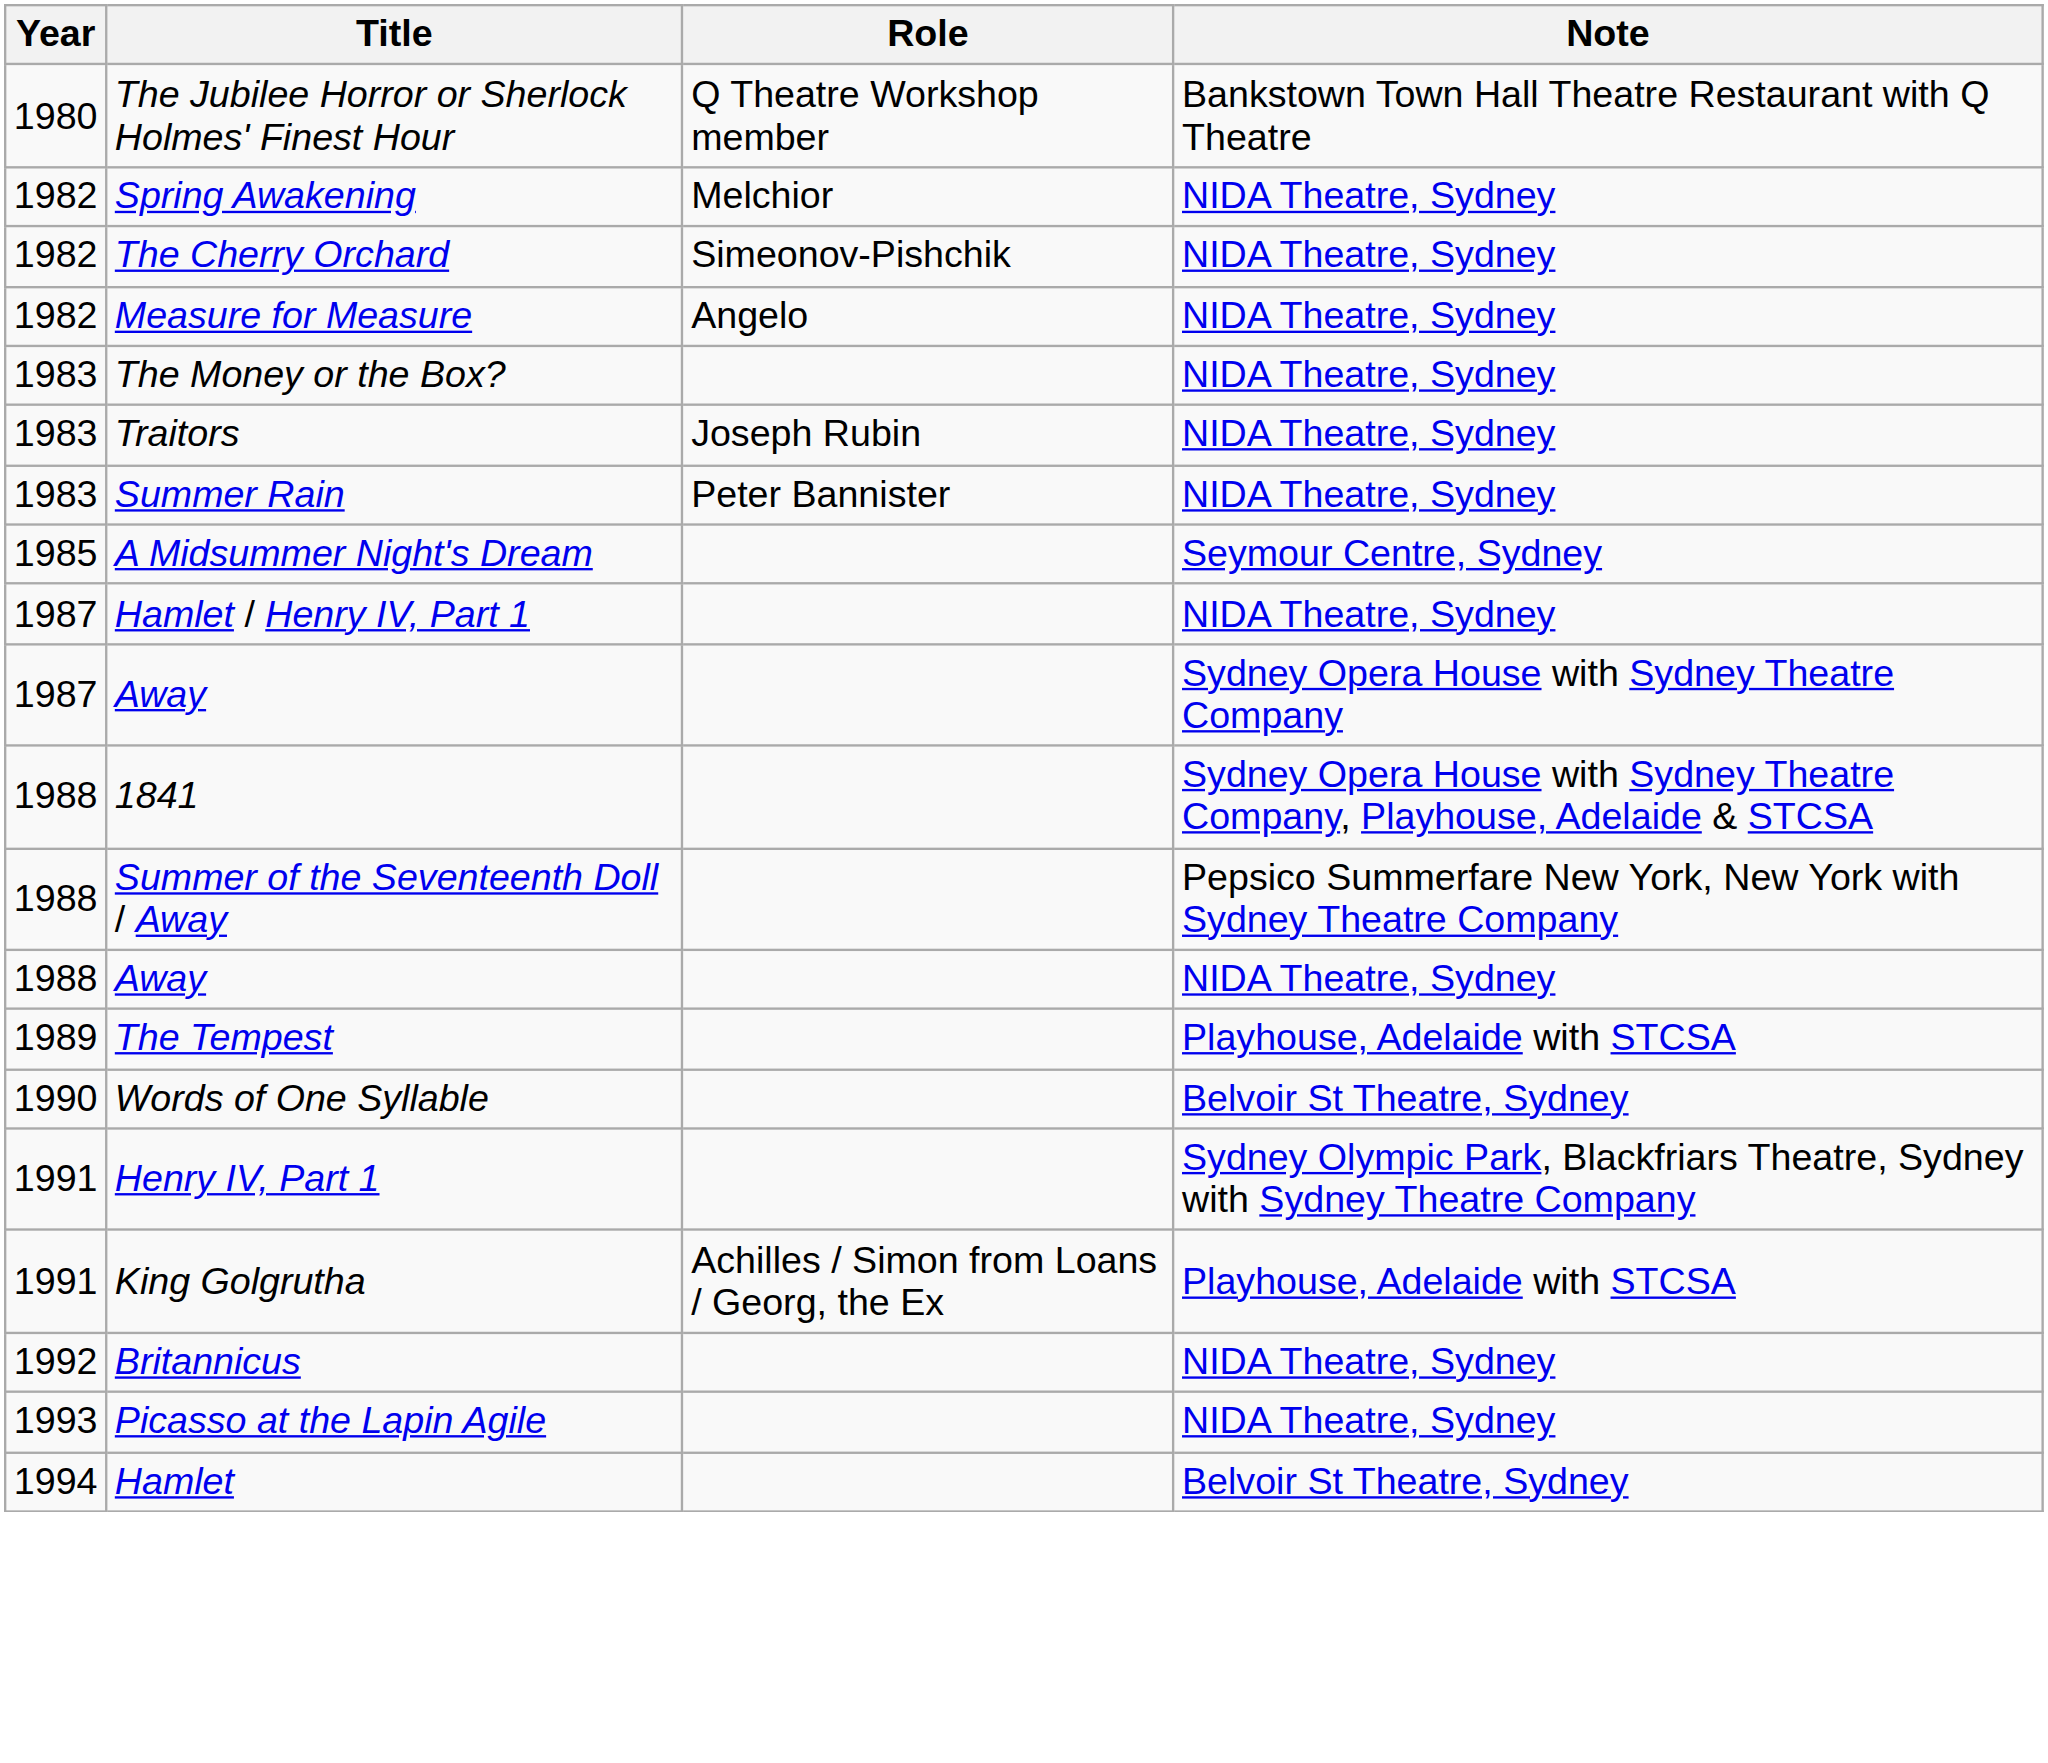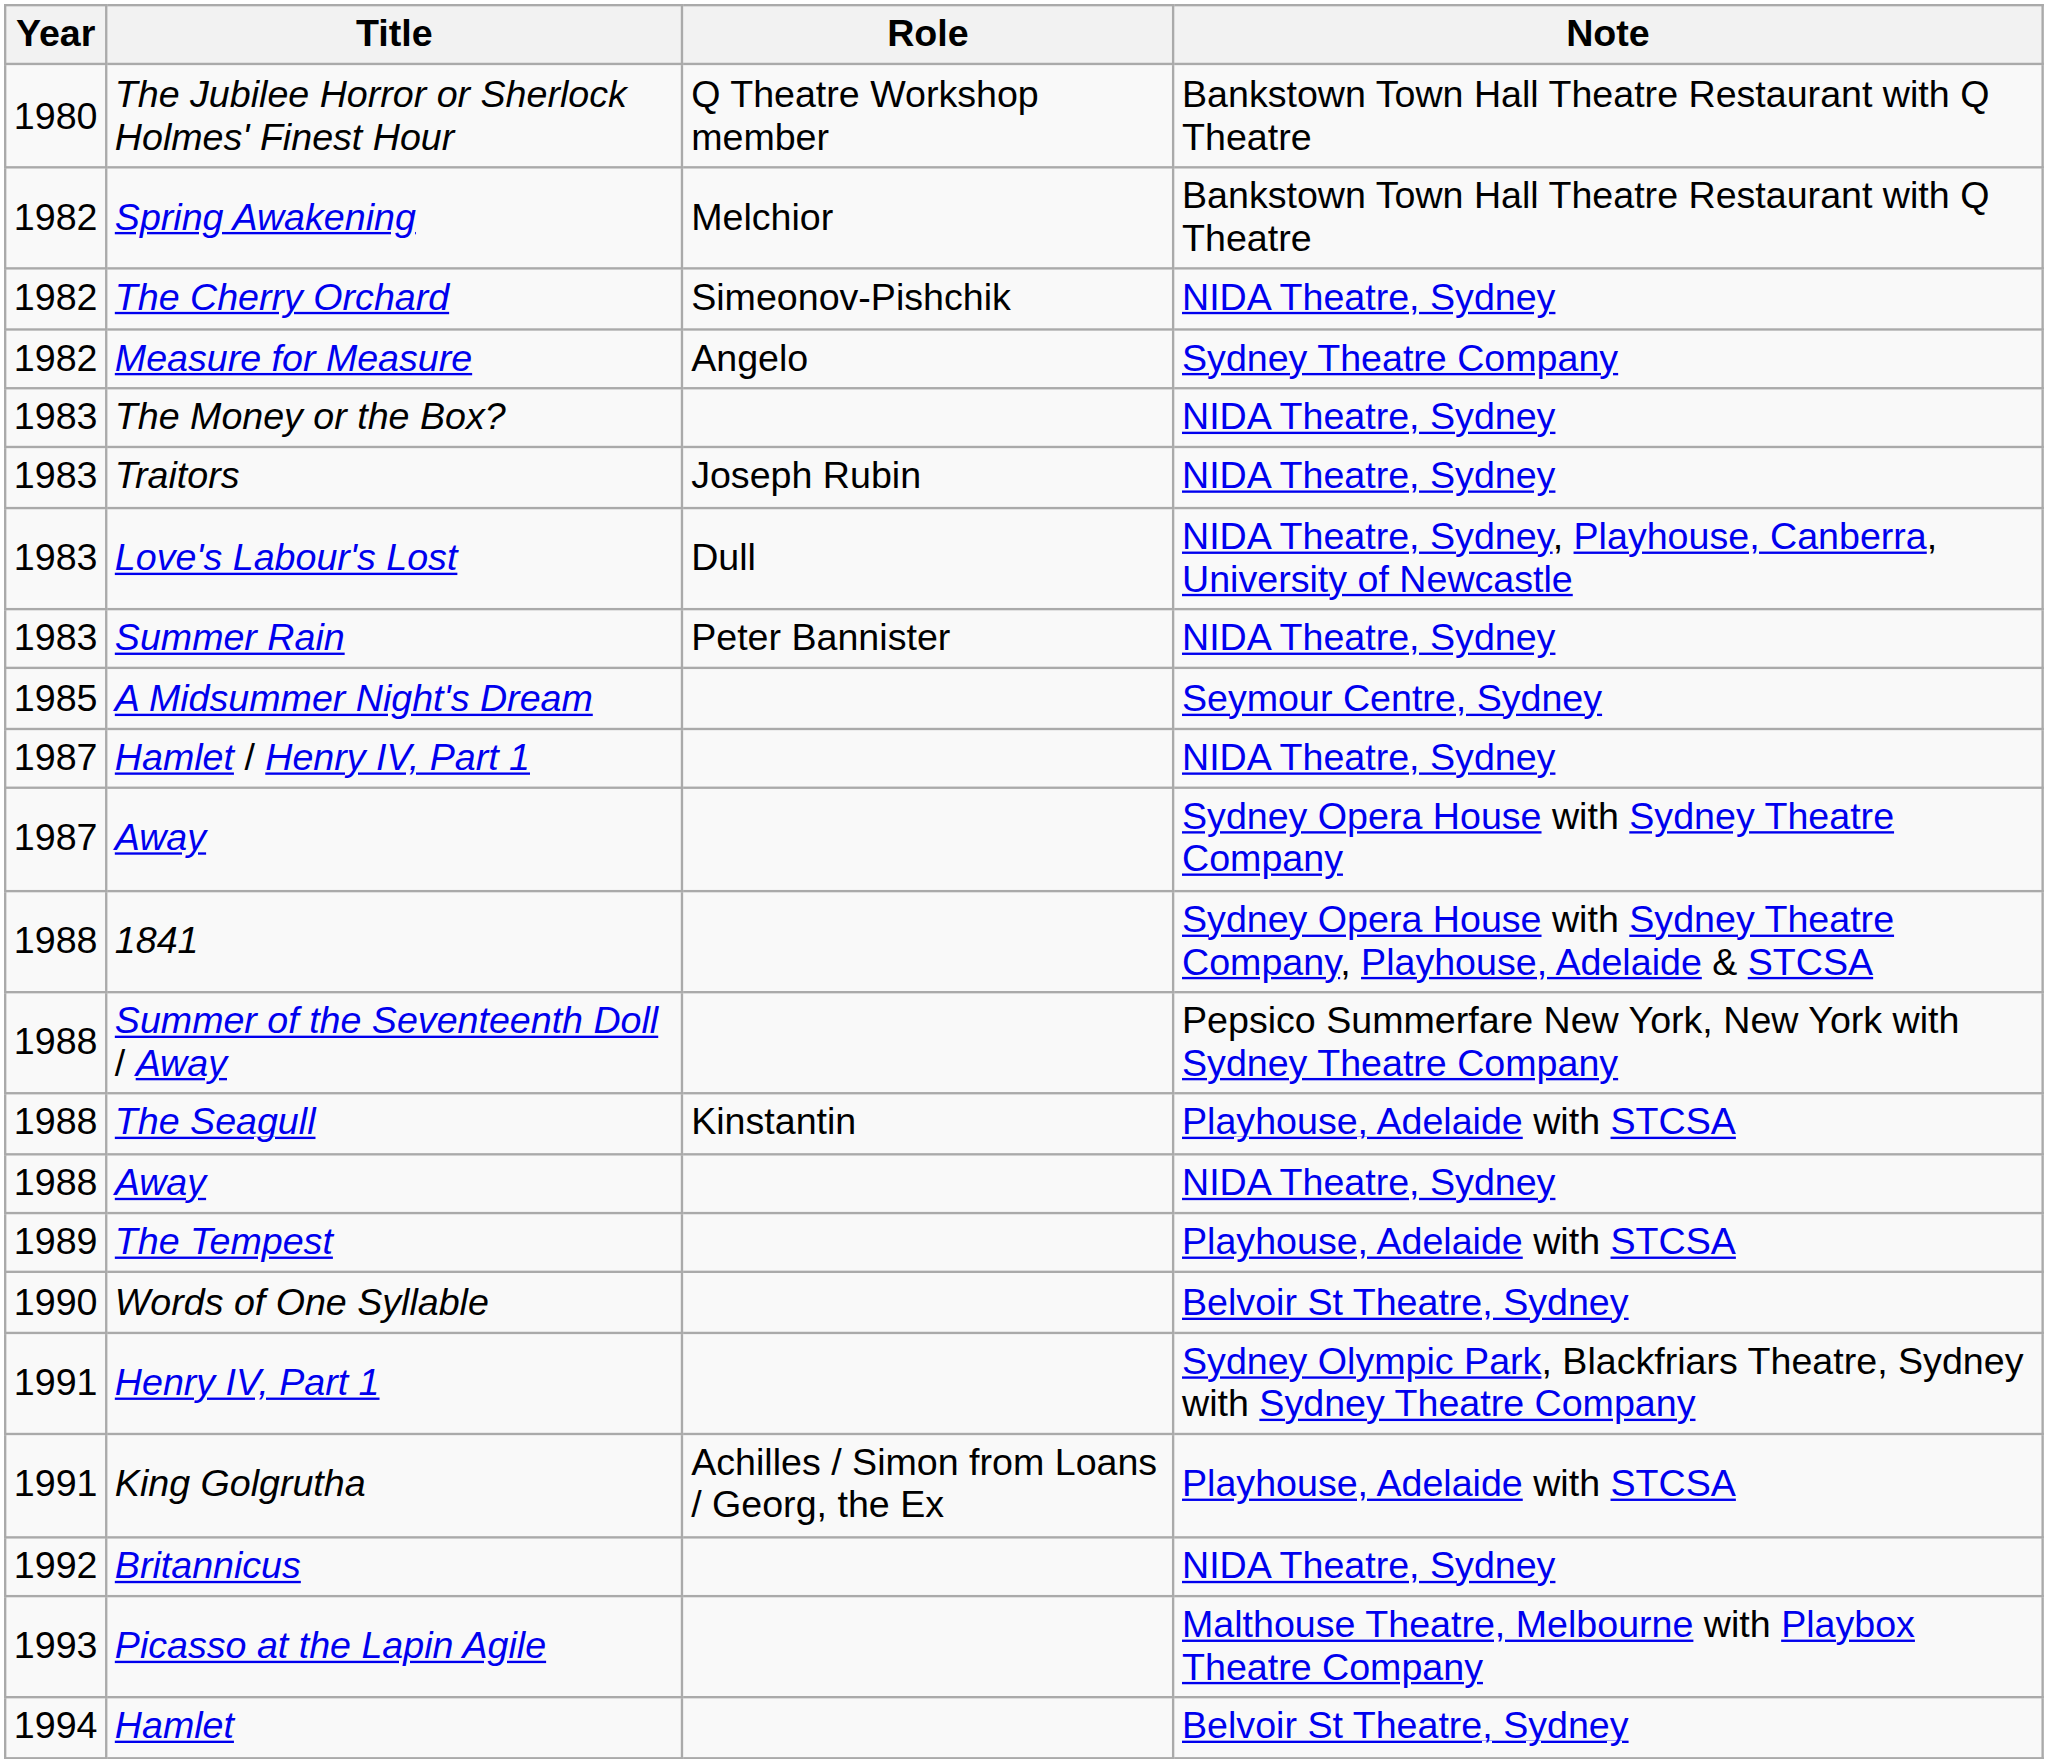(1369, 195) NIDA Theatre, Sydney -> (1586, 217) Bankstown Town Hall Theatre Restaurant with Q Theatre
(1369, 315) NIDA Theatre, Sydney -> (1400, 357) Sydney Theatre Company
+ row: (56, 557)
+ row: (56, 1122)
(1369, 1421) NIDA Theatre, Sydney -> (1548, 1646) Malthouse Theatre, Melbourne with Playbox Theatre Company
